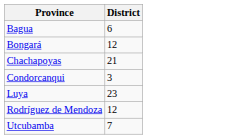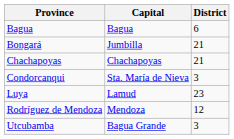+ column: (148, 12)
(112, 45) 12 -> (199, 45) 21
(109, 126) 7 -> (196, 126) 3
